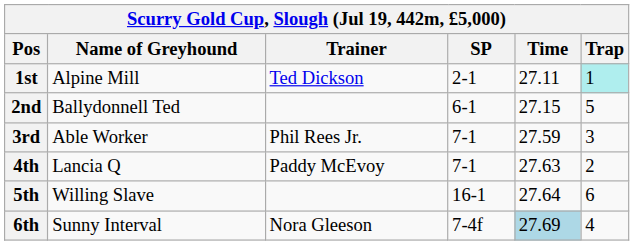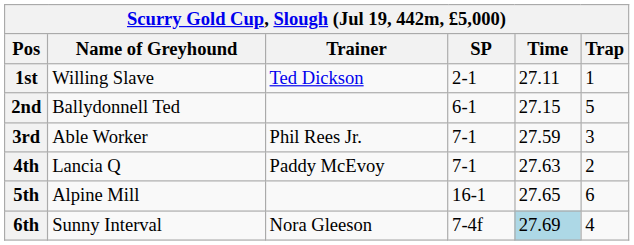(96, 78) Alpine Mill -> (103, 78) Willing Slave
(590, 78) paleturquoise background -> (590, 78) no background
(103, 195) Willing Slave -> (96, 195) Alpine Mill
(540, 195) 27.64 -> (540, 195) 27.65
